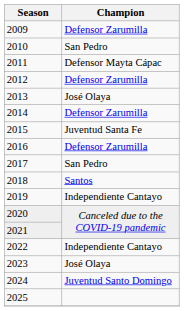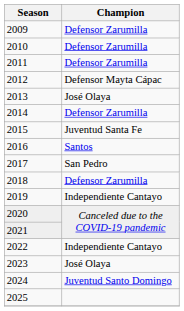(86, 46) San Pedro -> (106, 46) Defensor Zarumilla
(113, 63) Defensor Mayta Cápac -> (106, 63) Defensor Zarumilla
(106, 79) Defensor Zarumilla -> (113, 79) Defensor Mayta Cápac
(106, 146) Defensor Zarumilla -> (79, 146) Santos
(79, 180) Santos -> (106, 180) Defensor Zarumilla
